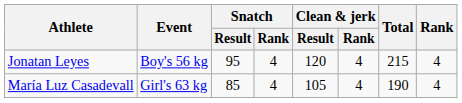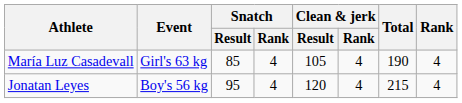rows swapped: (48, 62) <-> (71, 85)
